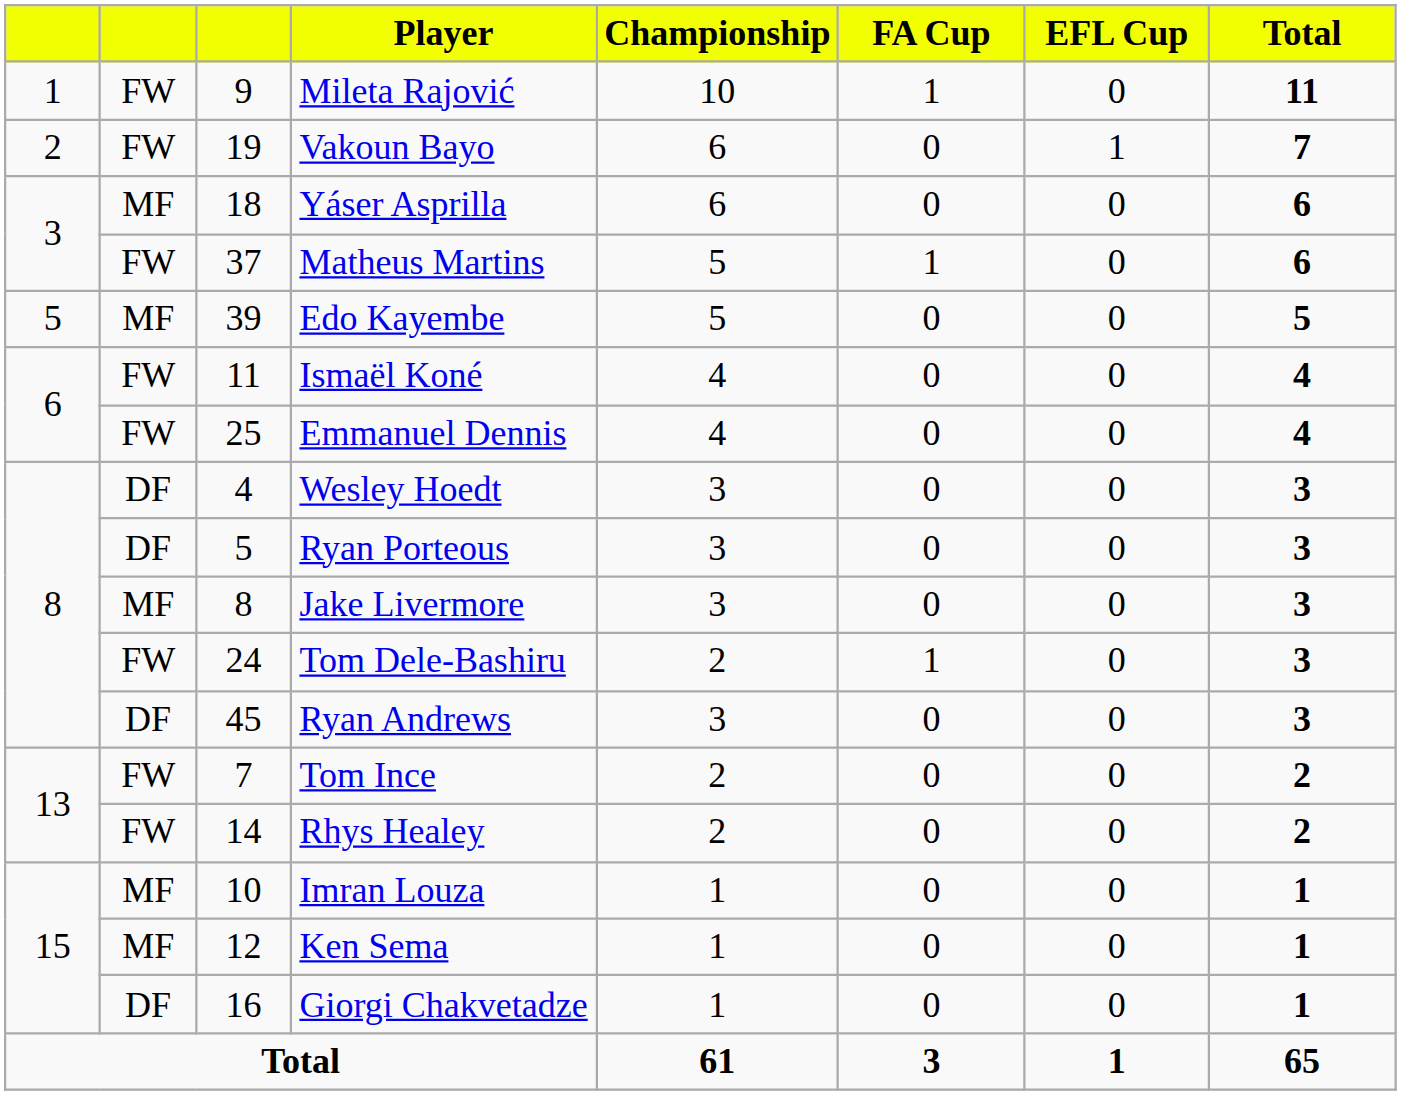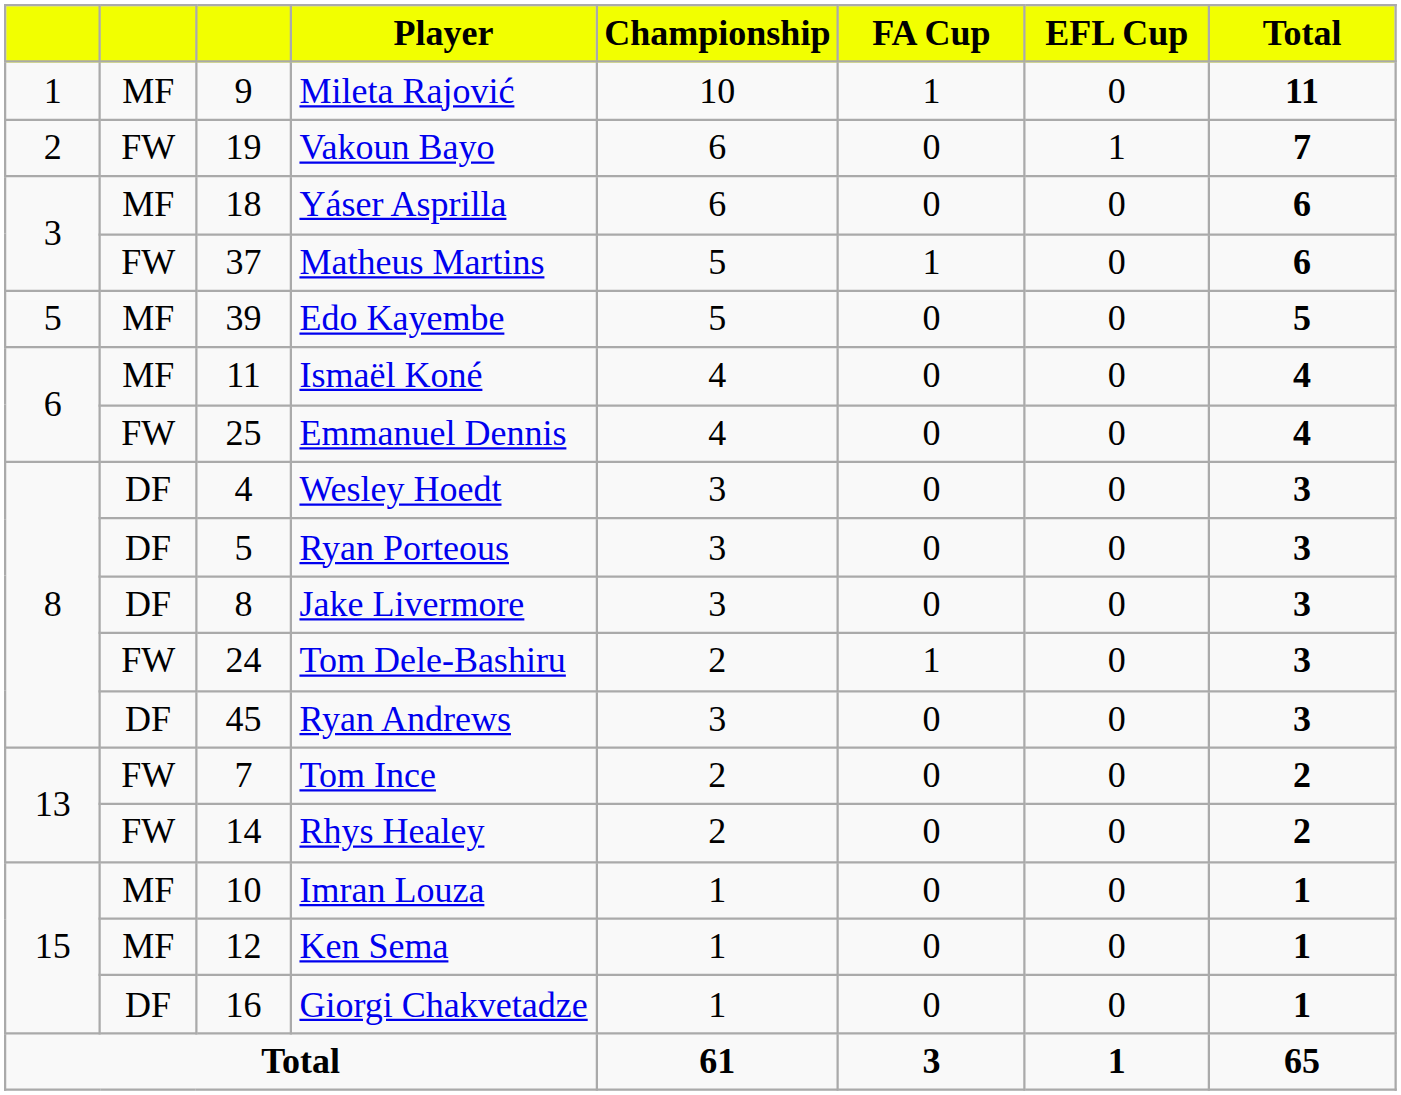(148, 90) FW -> (148, 90) MF
(148, 375) FW -> (148, 375) MF
(148, 603) MF -> (148, 603) DF
